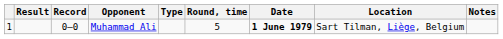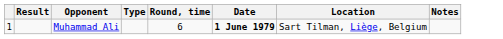- column: (70, 12)
(217, 27) 5 -> (180, 27) 6
